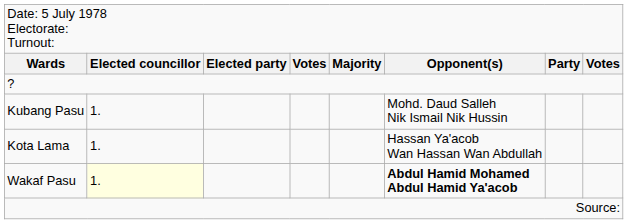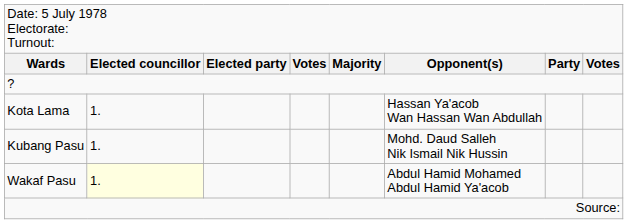rows swapped: (46, 111) <-> (38, 146)
(458, 180) bold -> (454, 180) normal
